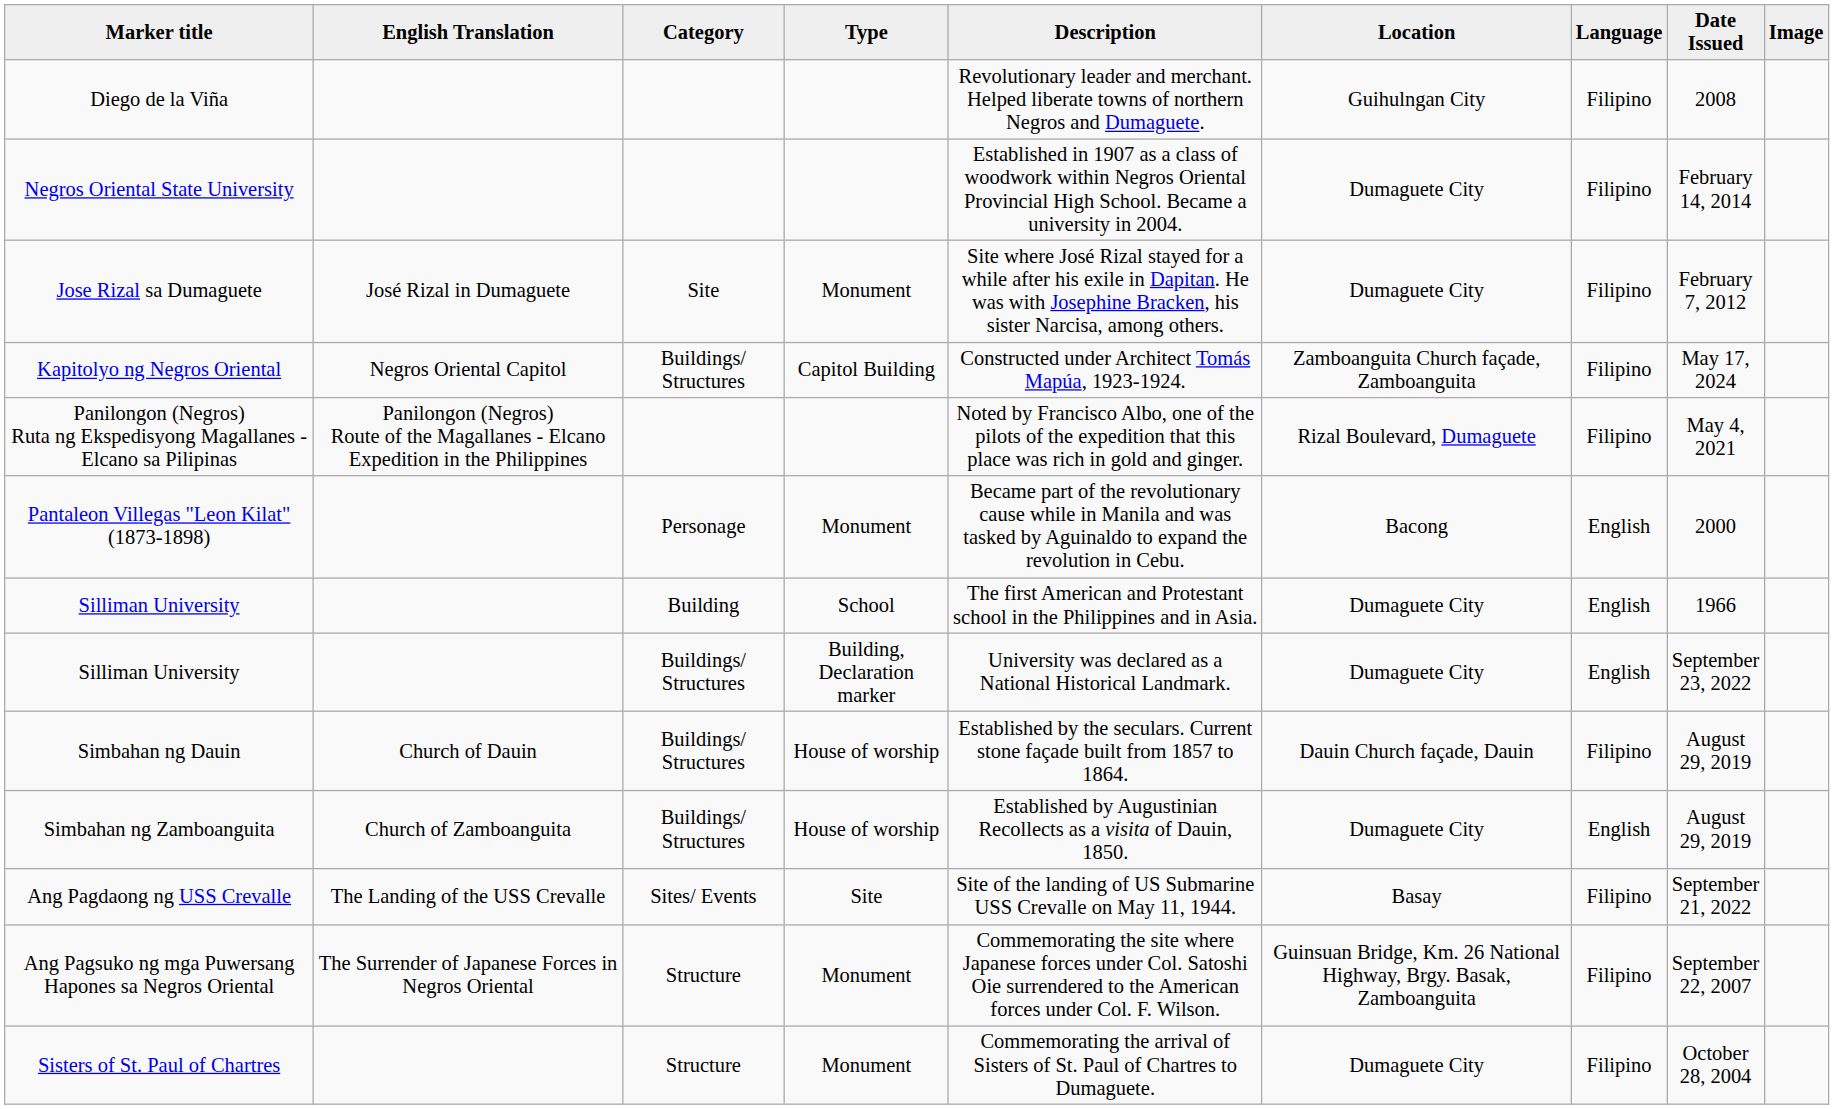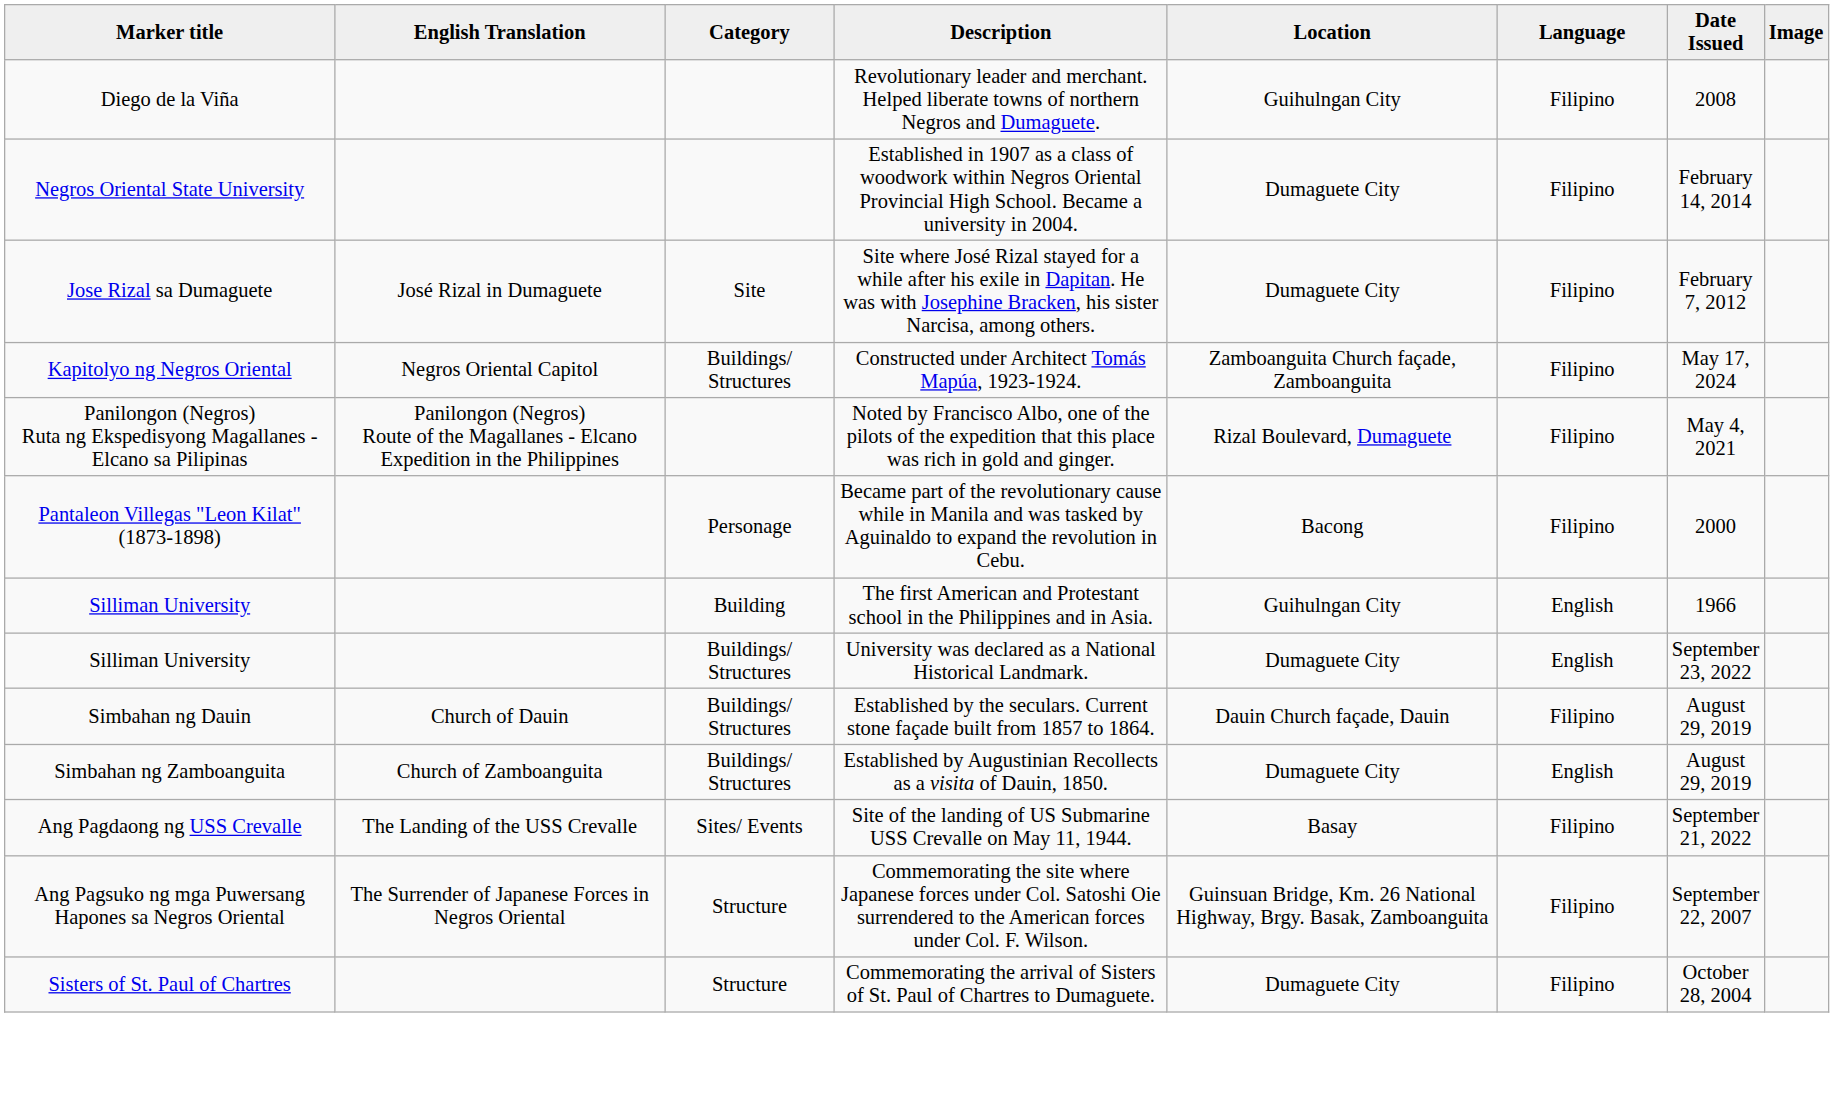- column: (866, 32)
(1619, 526) English -> (1582, 526) Filipino
(1417, 605) Dumaguete City -> (1332, 605) Guihulngan City
